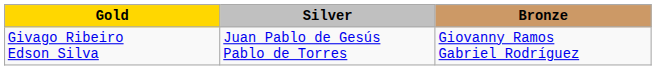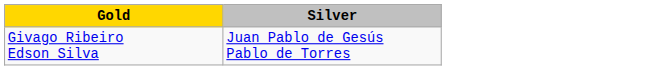- column: (543, 16)
